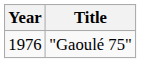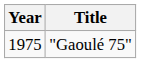(25, 44) 1976 -> (25, 44) 1975
